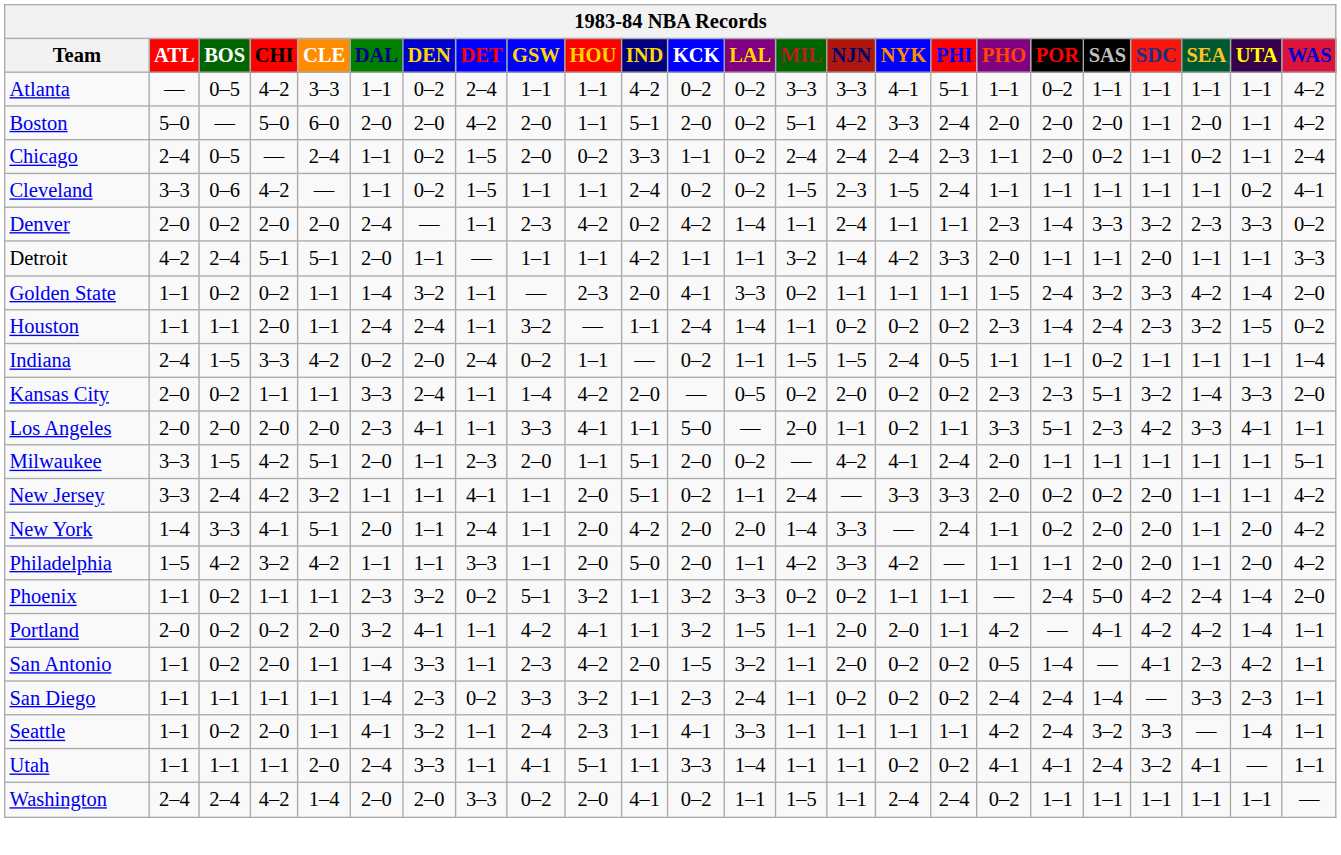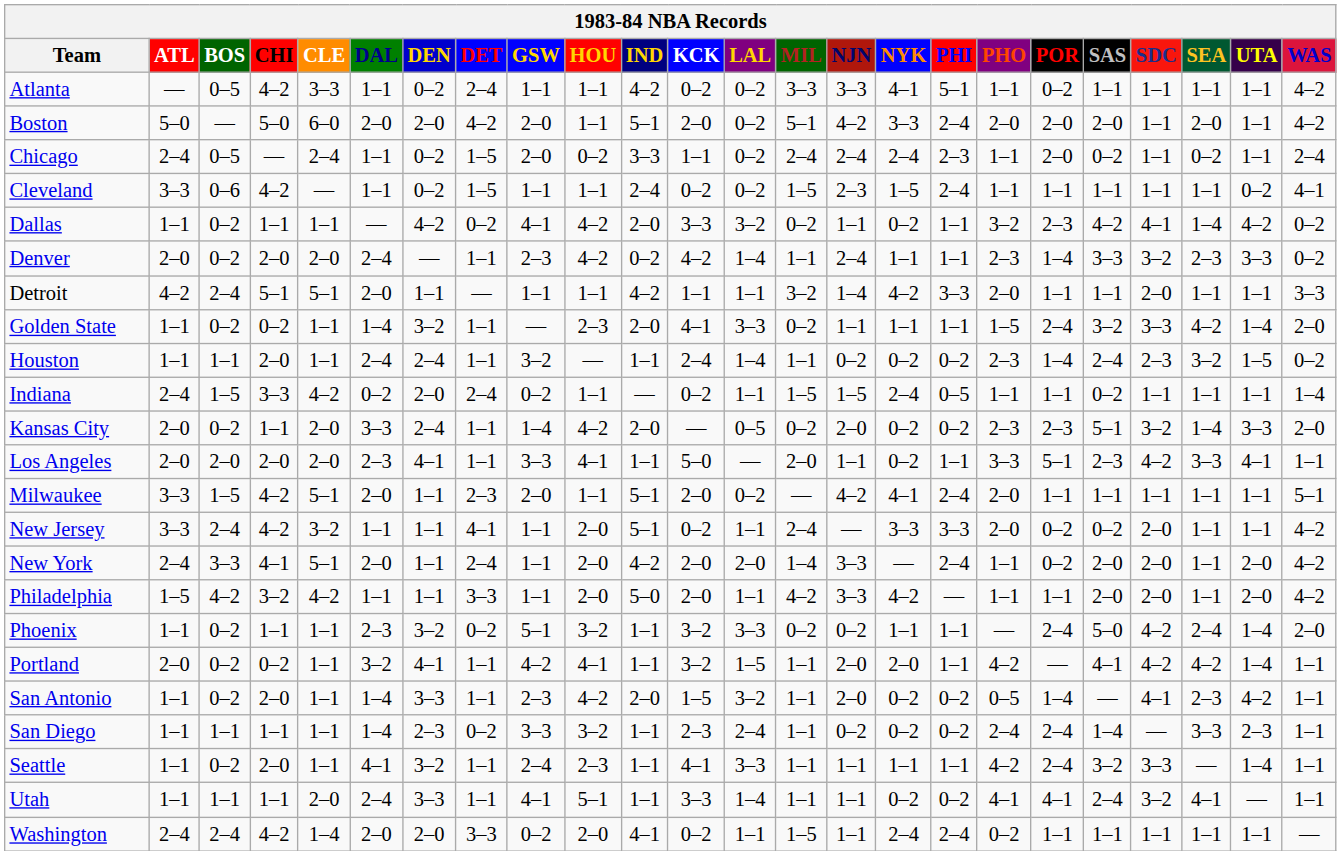+ row: (36, 224)
(324, 393) 1–1 -> (324, 427) 2–0
(174, 529) 1–4 -> (174, 562) 2–4
(324, 630) 2–0 -> (324, 664) 1–1
